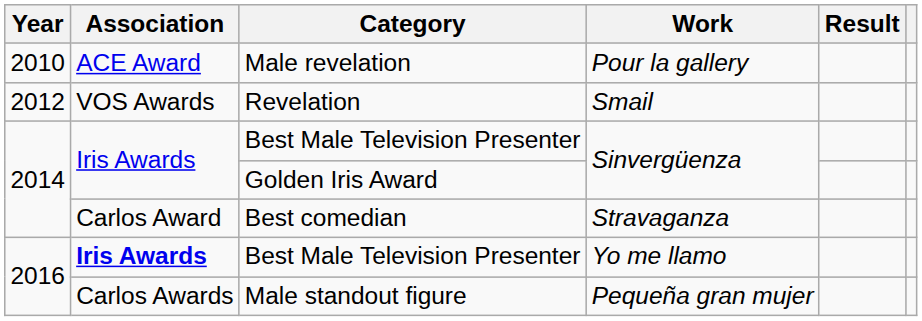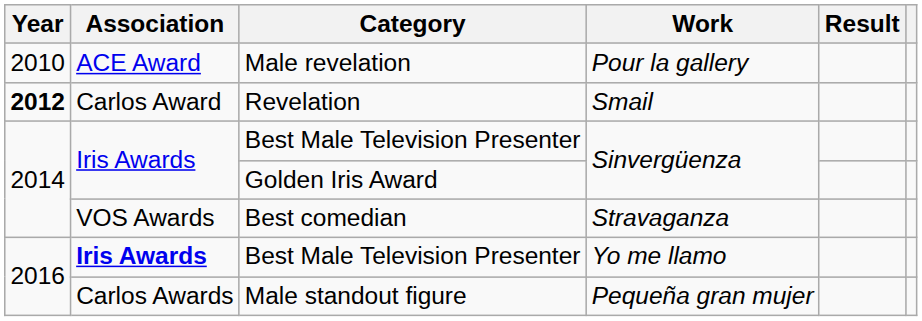(38, 101) normal -> (38, 101) bold
(145, 101) VOS Awards -> (149, 101) Carlos Award
(149, 218) Carlos Award -> (145, 218) VOS Awards
